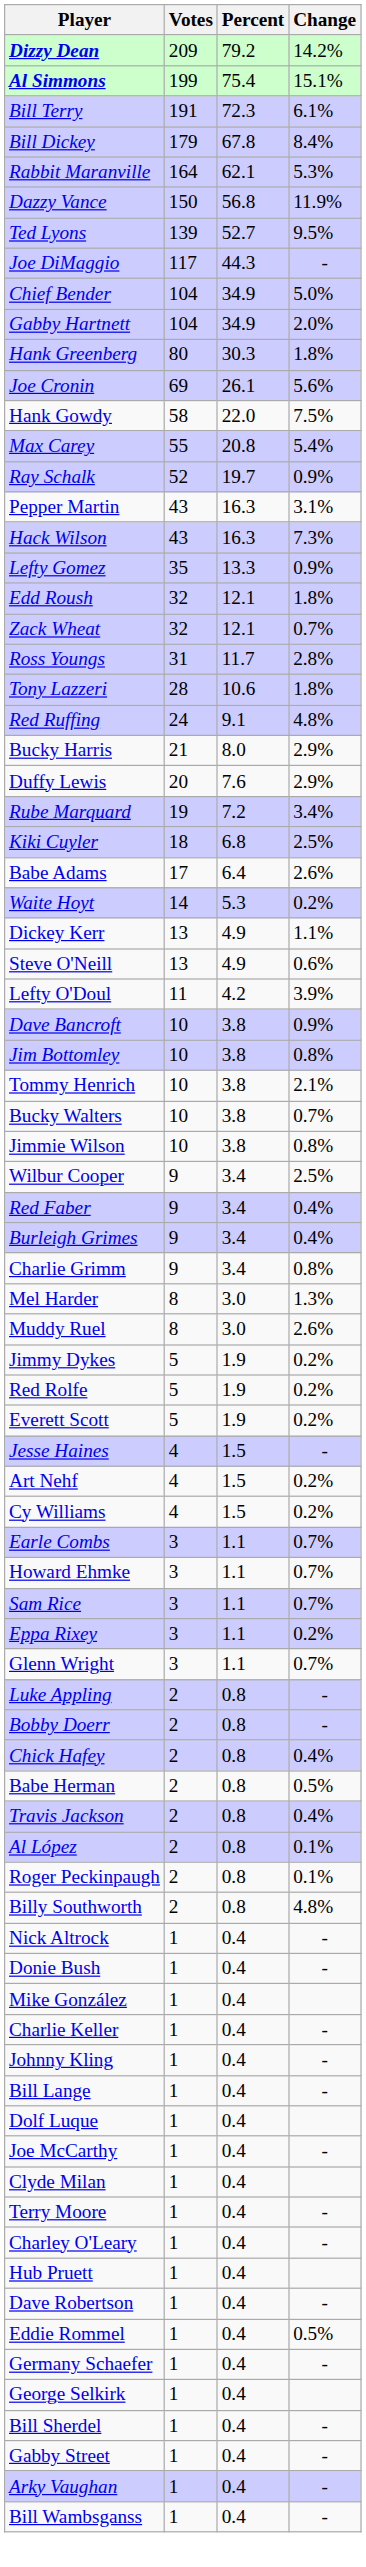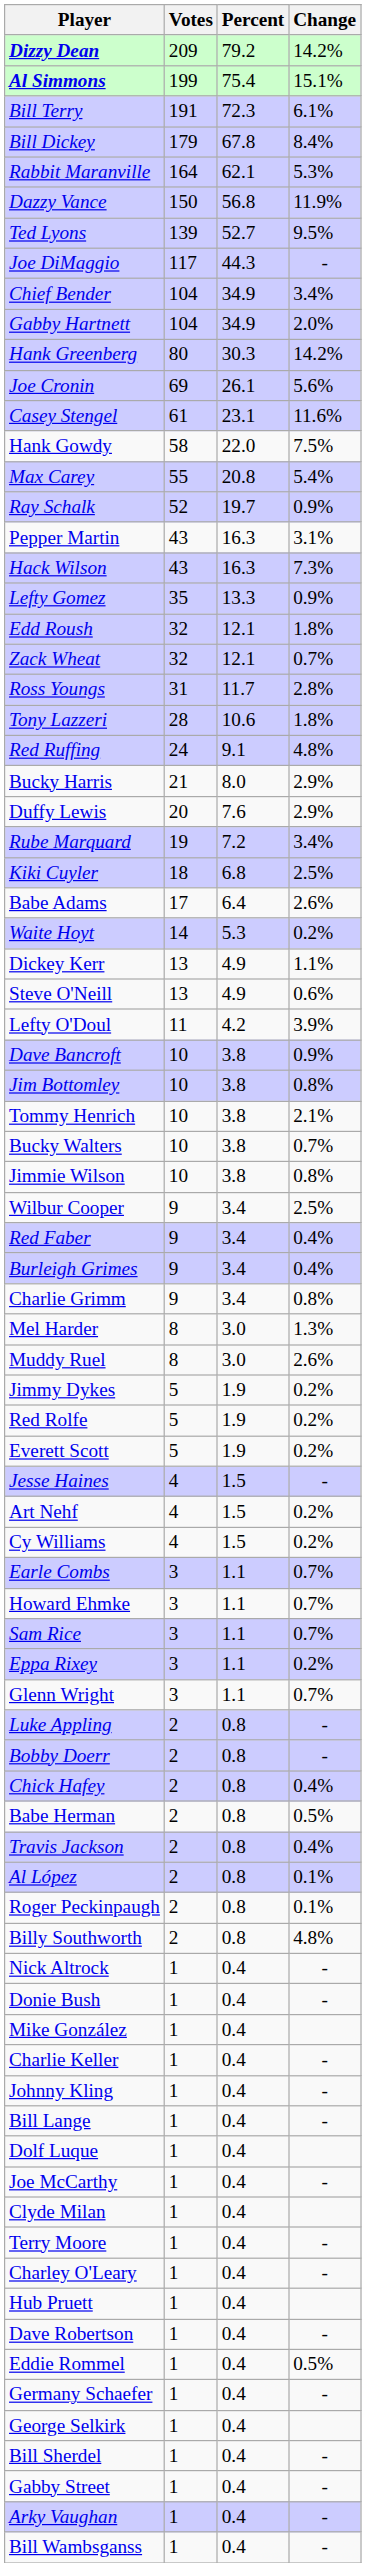(313, 293) 5.0% -> (313, 293) 3.4%
(313, 354) 1.8% -> (318, 354) 14.2%
+ row: (63, 415)
